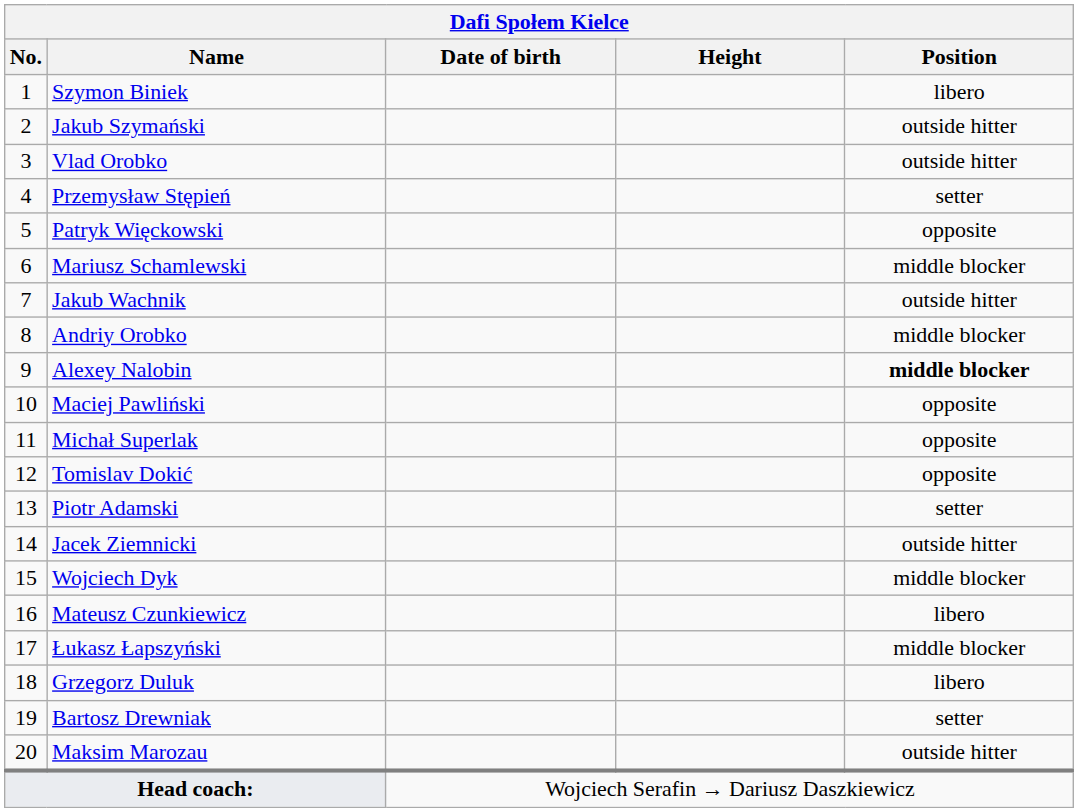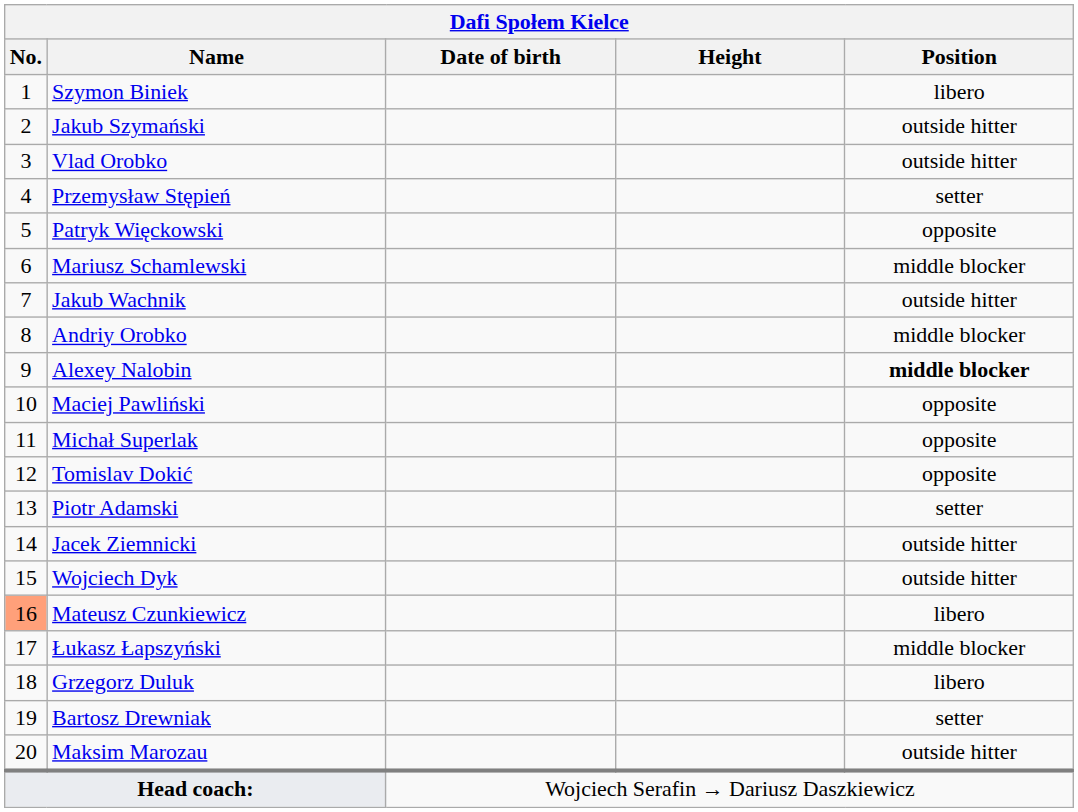(959, 578) middle blocker -> (959, 578) outside hitter
(26, 612) no background -> (26, 612) lightsalmon background
